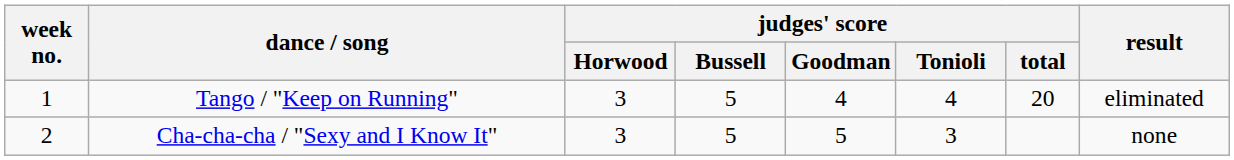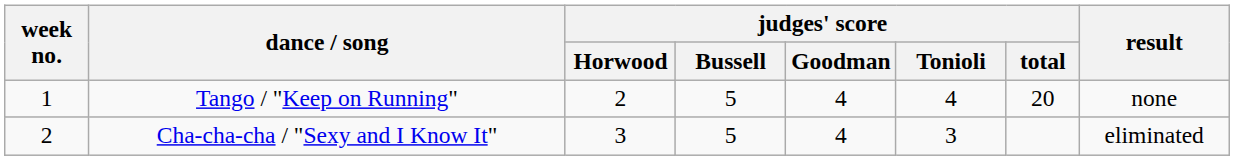(621, 98) 3 -> (621, 98) 2
(1154, 98) eliminated -> (1154, 98) none
(841, 135) 5 -> (841, 135) 4
(1154, 135) none -> (1154, 135) eliminated
